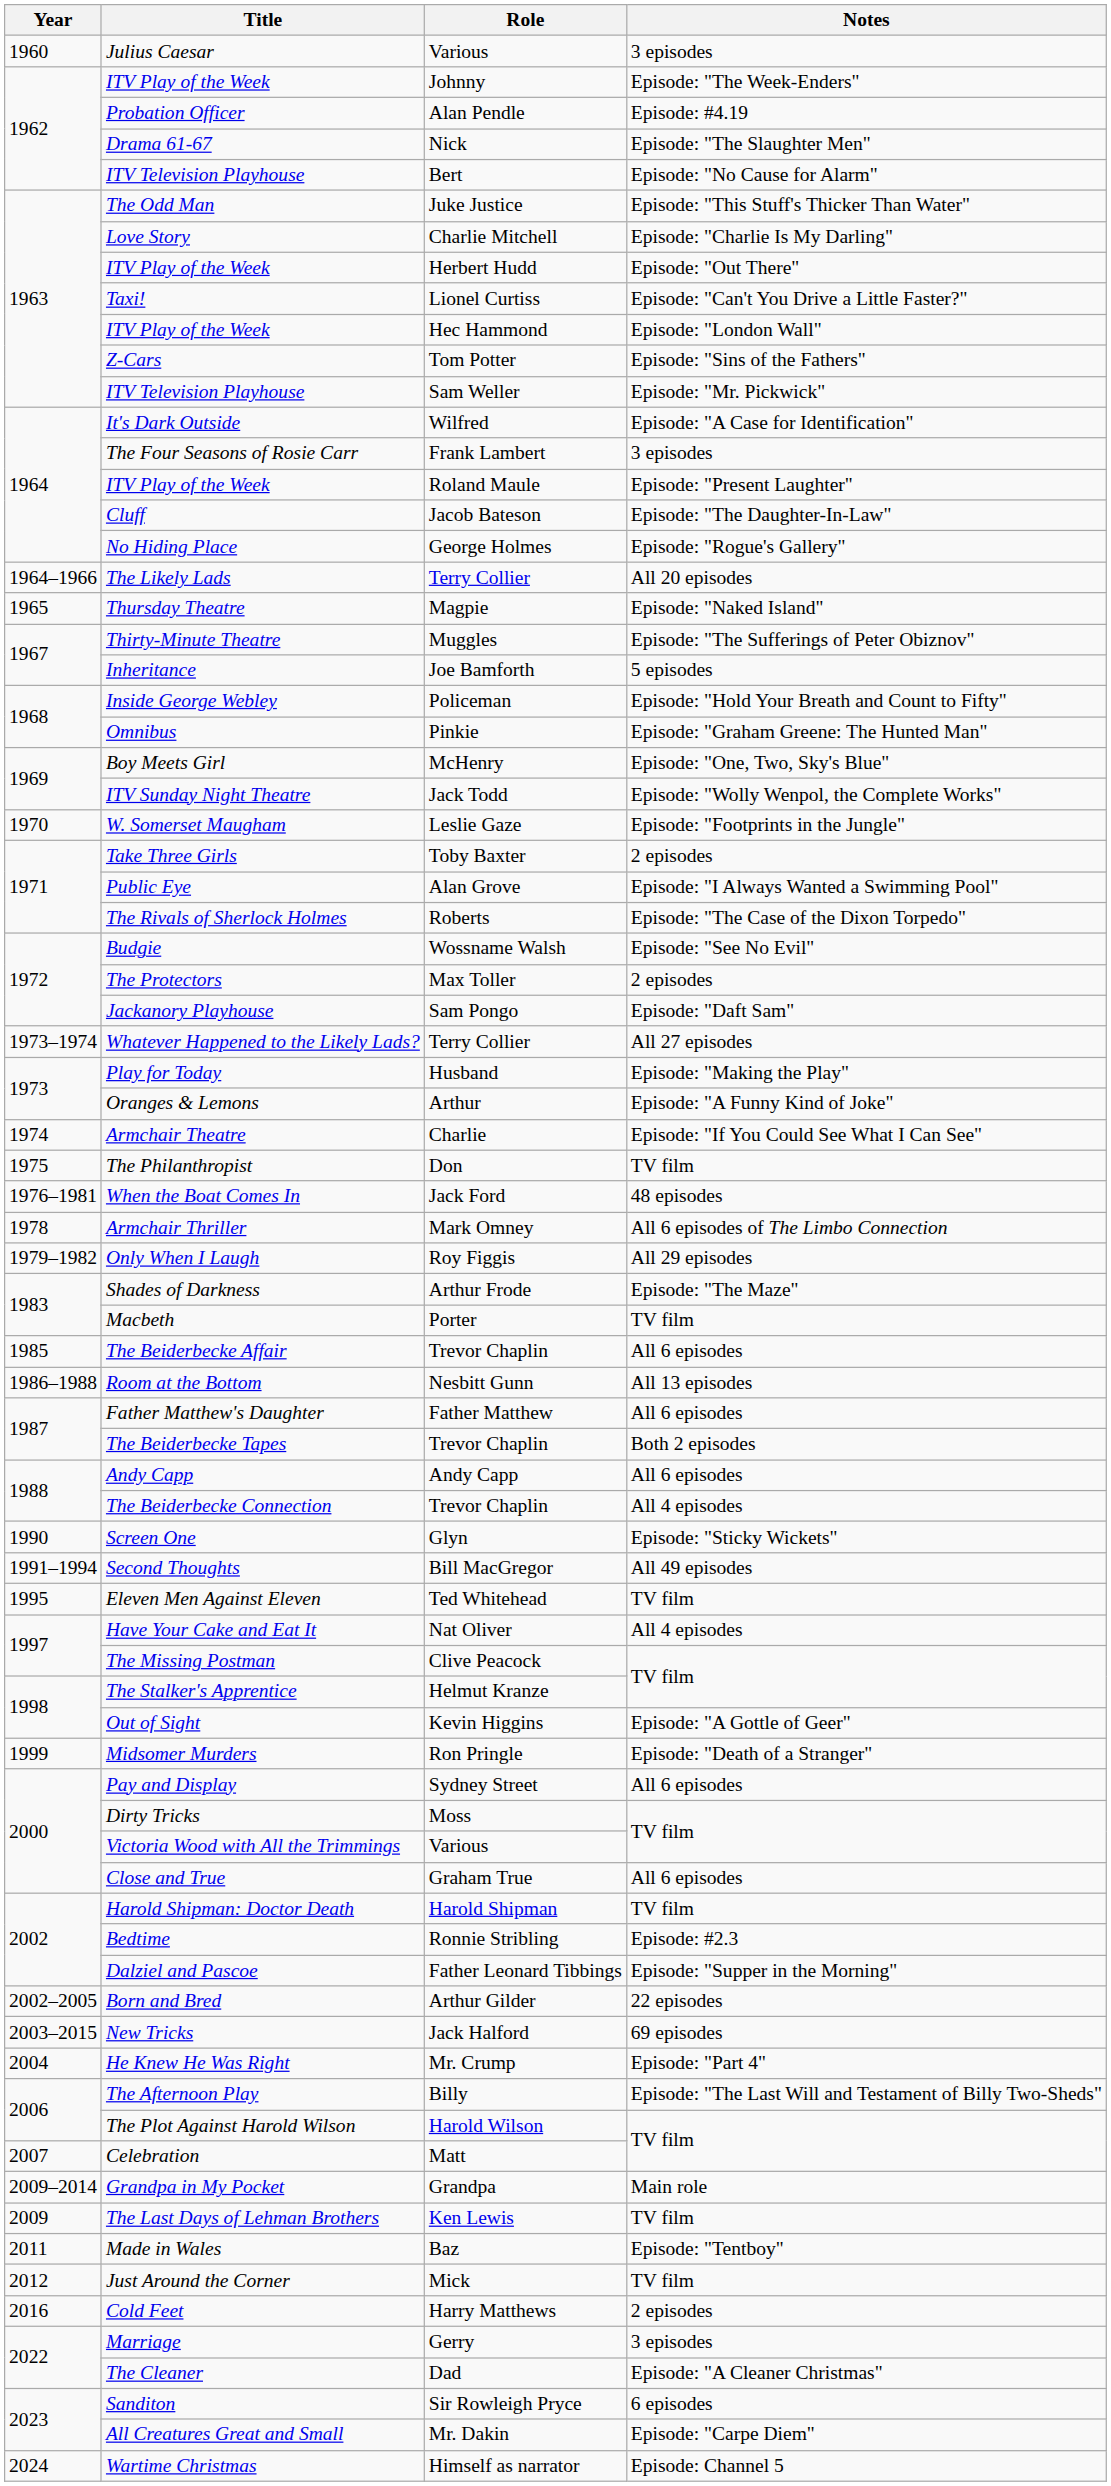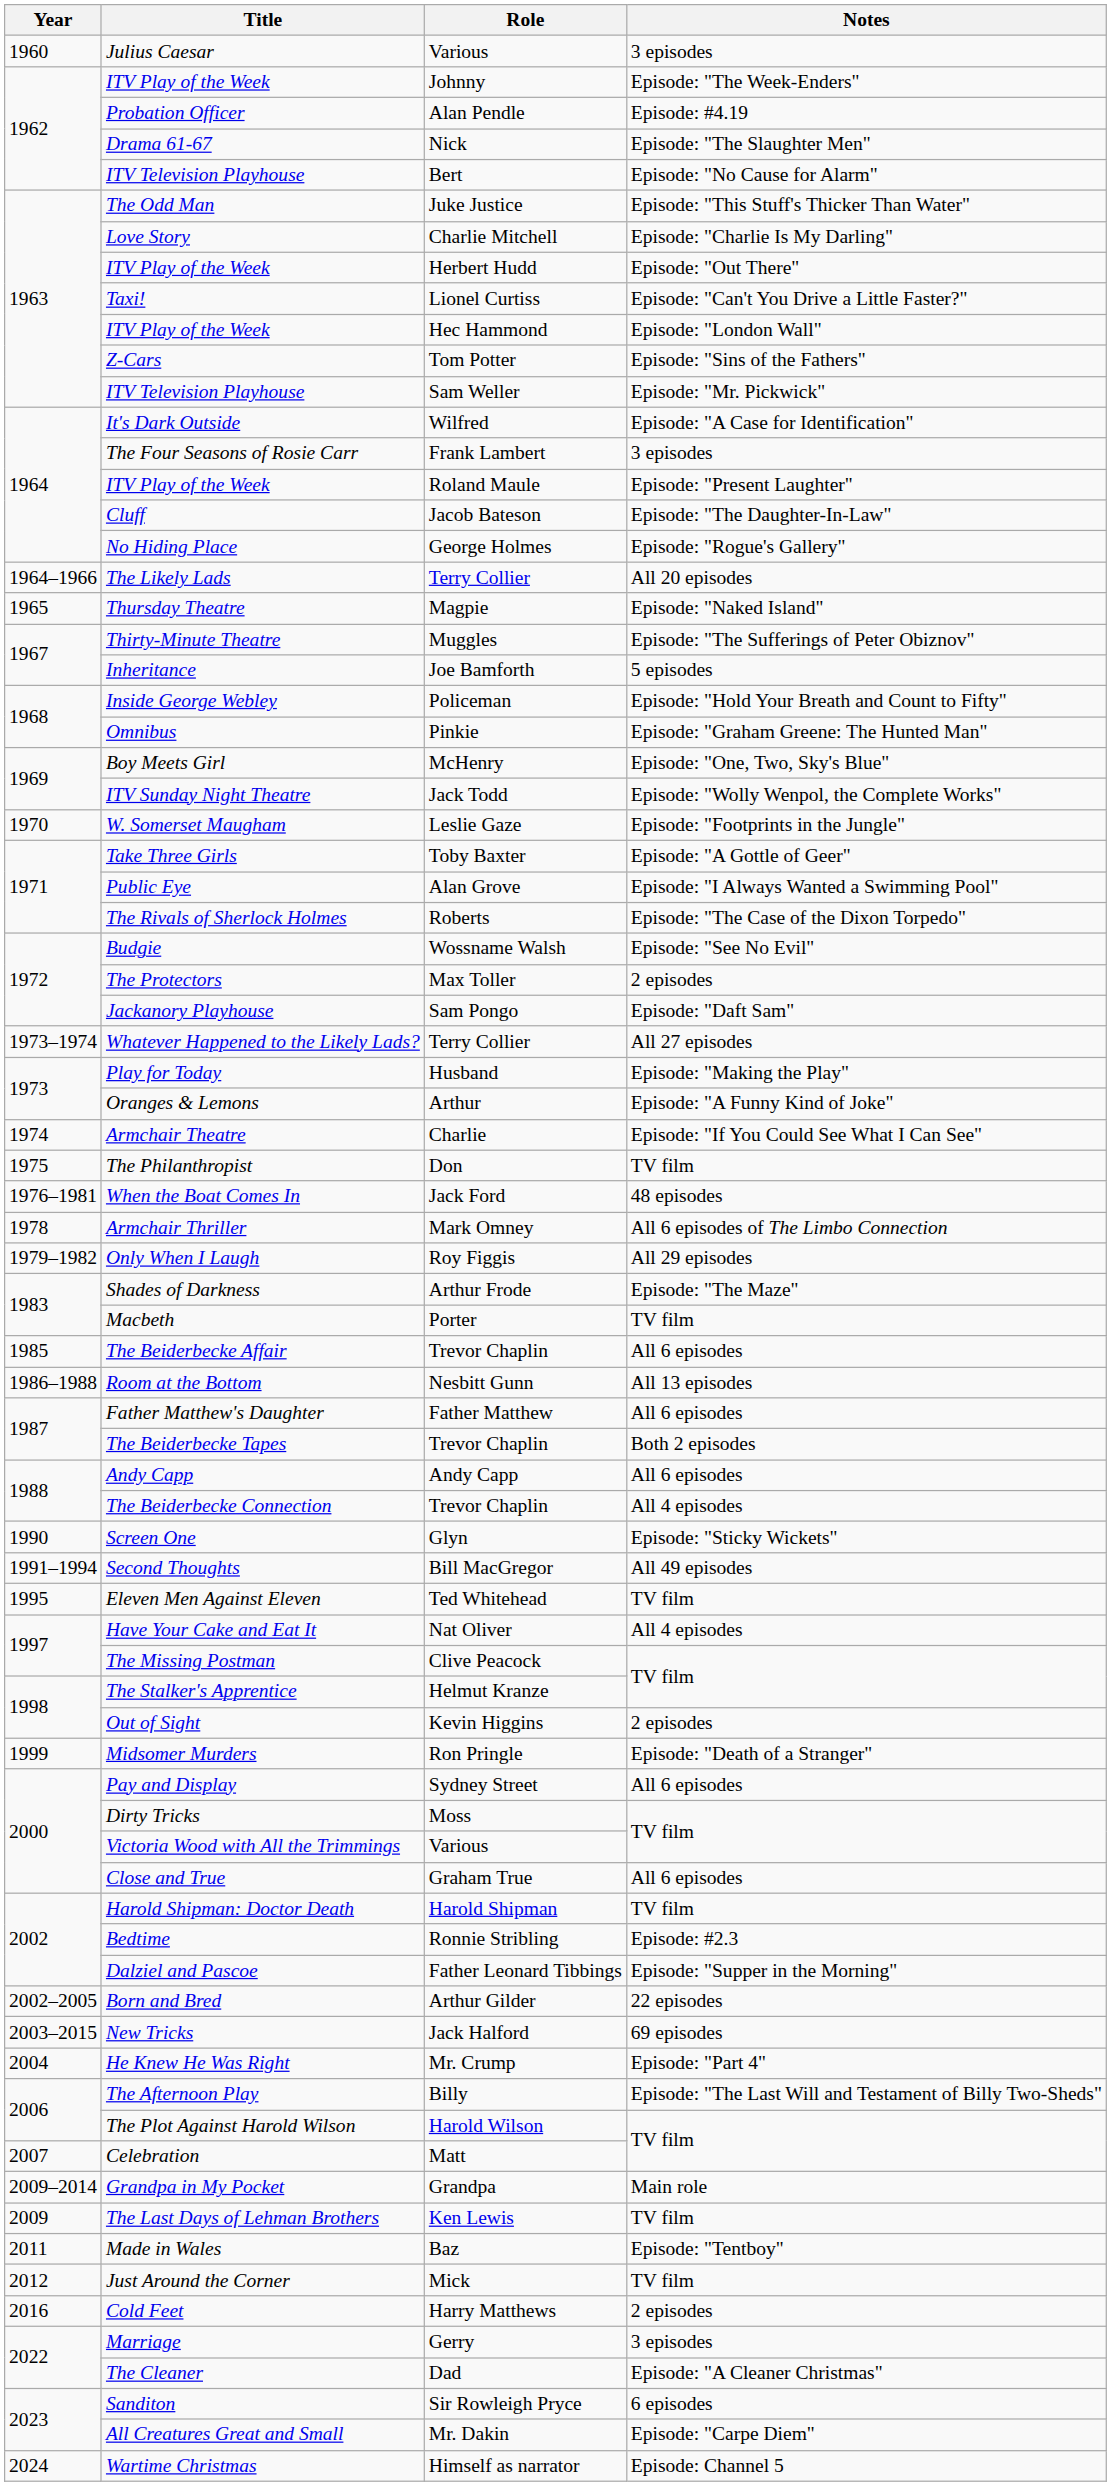(672, 855) 2 episodes -> (741, 855) Episode: "A Gottle of Geer"
(741, 1722) Episode: "A Gottle of Geer" -> (672, 1722) 2 episodes
